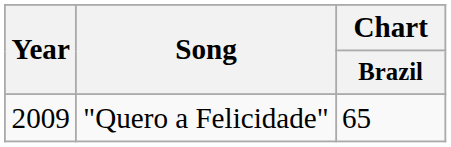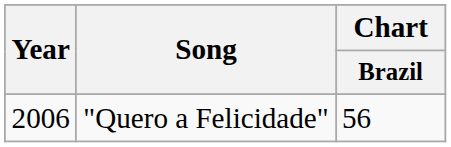(41, 117) 2009 -> (41, 117) 2006
(357, 117) 65 -> (357, 117) 56
